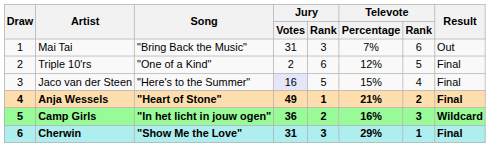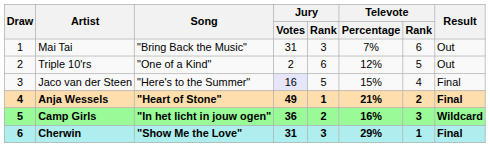(449, 64) Final -> (446, 64) Out
